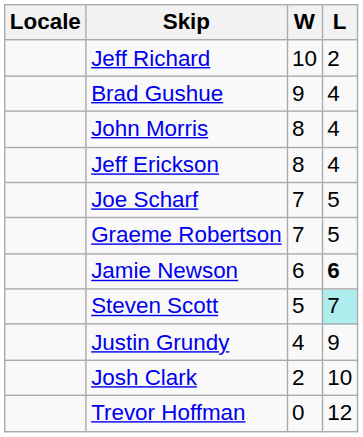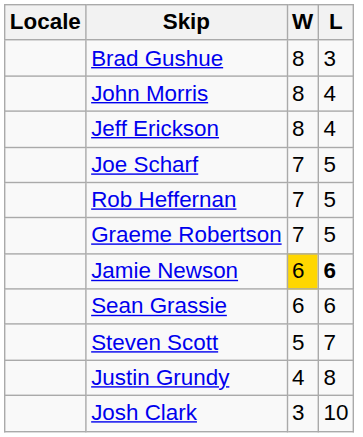- row: (151, 57)
(298, 93) 9 -> (298, 57) 8
(333, 93) 4 -> (330, 57) 3
+ row: (164, 199)
(298, 270) no background -> (298, 270) gold background
+ row: (159, 306)
(333, 306) paleturquoise background -> (330, 341) no background
(333, 341) 9 -> (330, 377) 8
(298, 377) 2 -> (298, 413) 3
- row: (168, 413)
